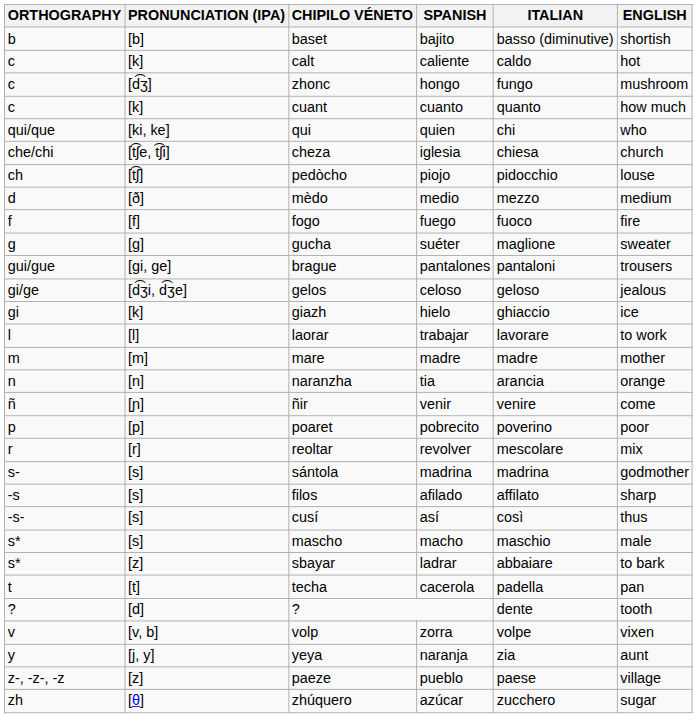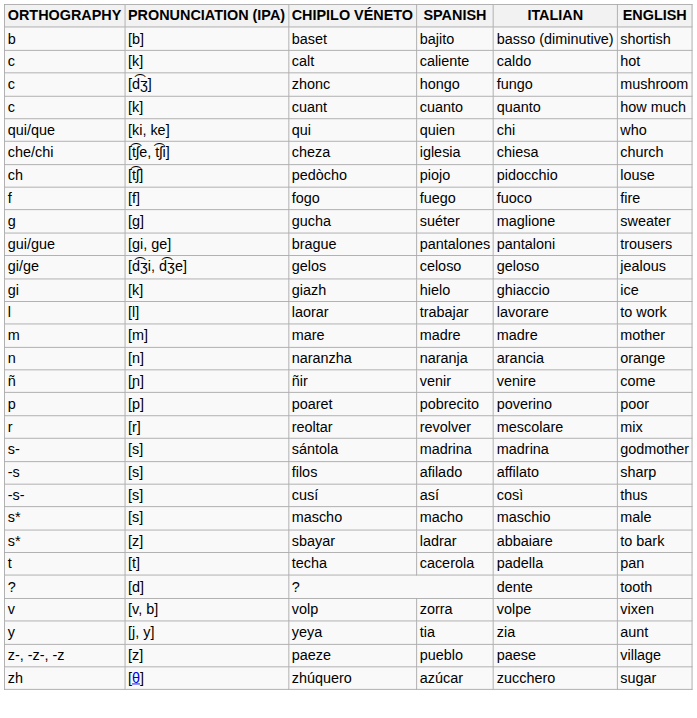- row: (310, 198)
(427, 381) tia -> (444, 358) naranja
(444, 655) naranja -> (427, 632) tia
